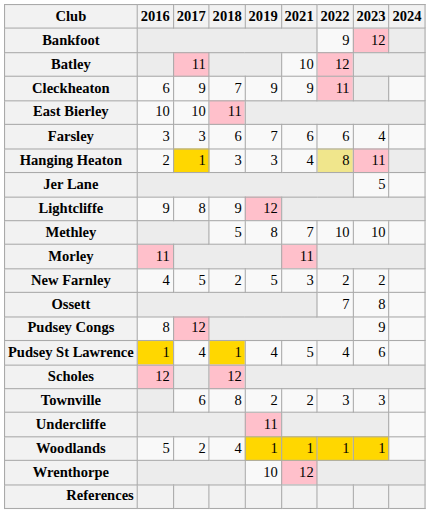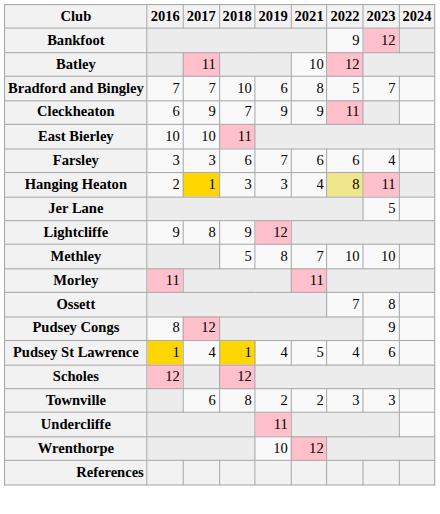+ row: (76, 88)
- row: (71, 280)
- row: (71, 448)
